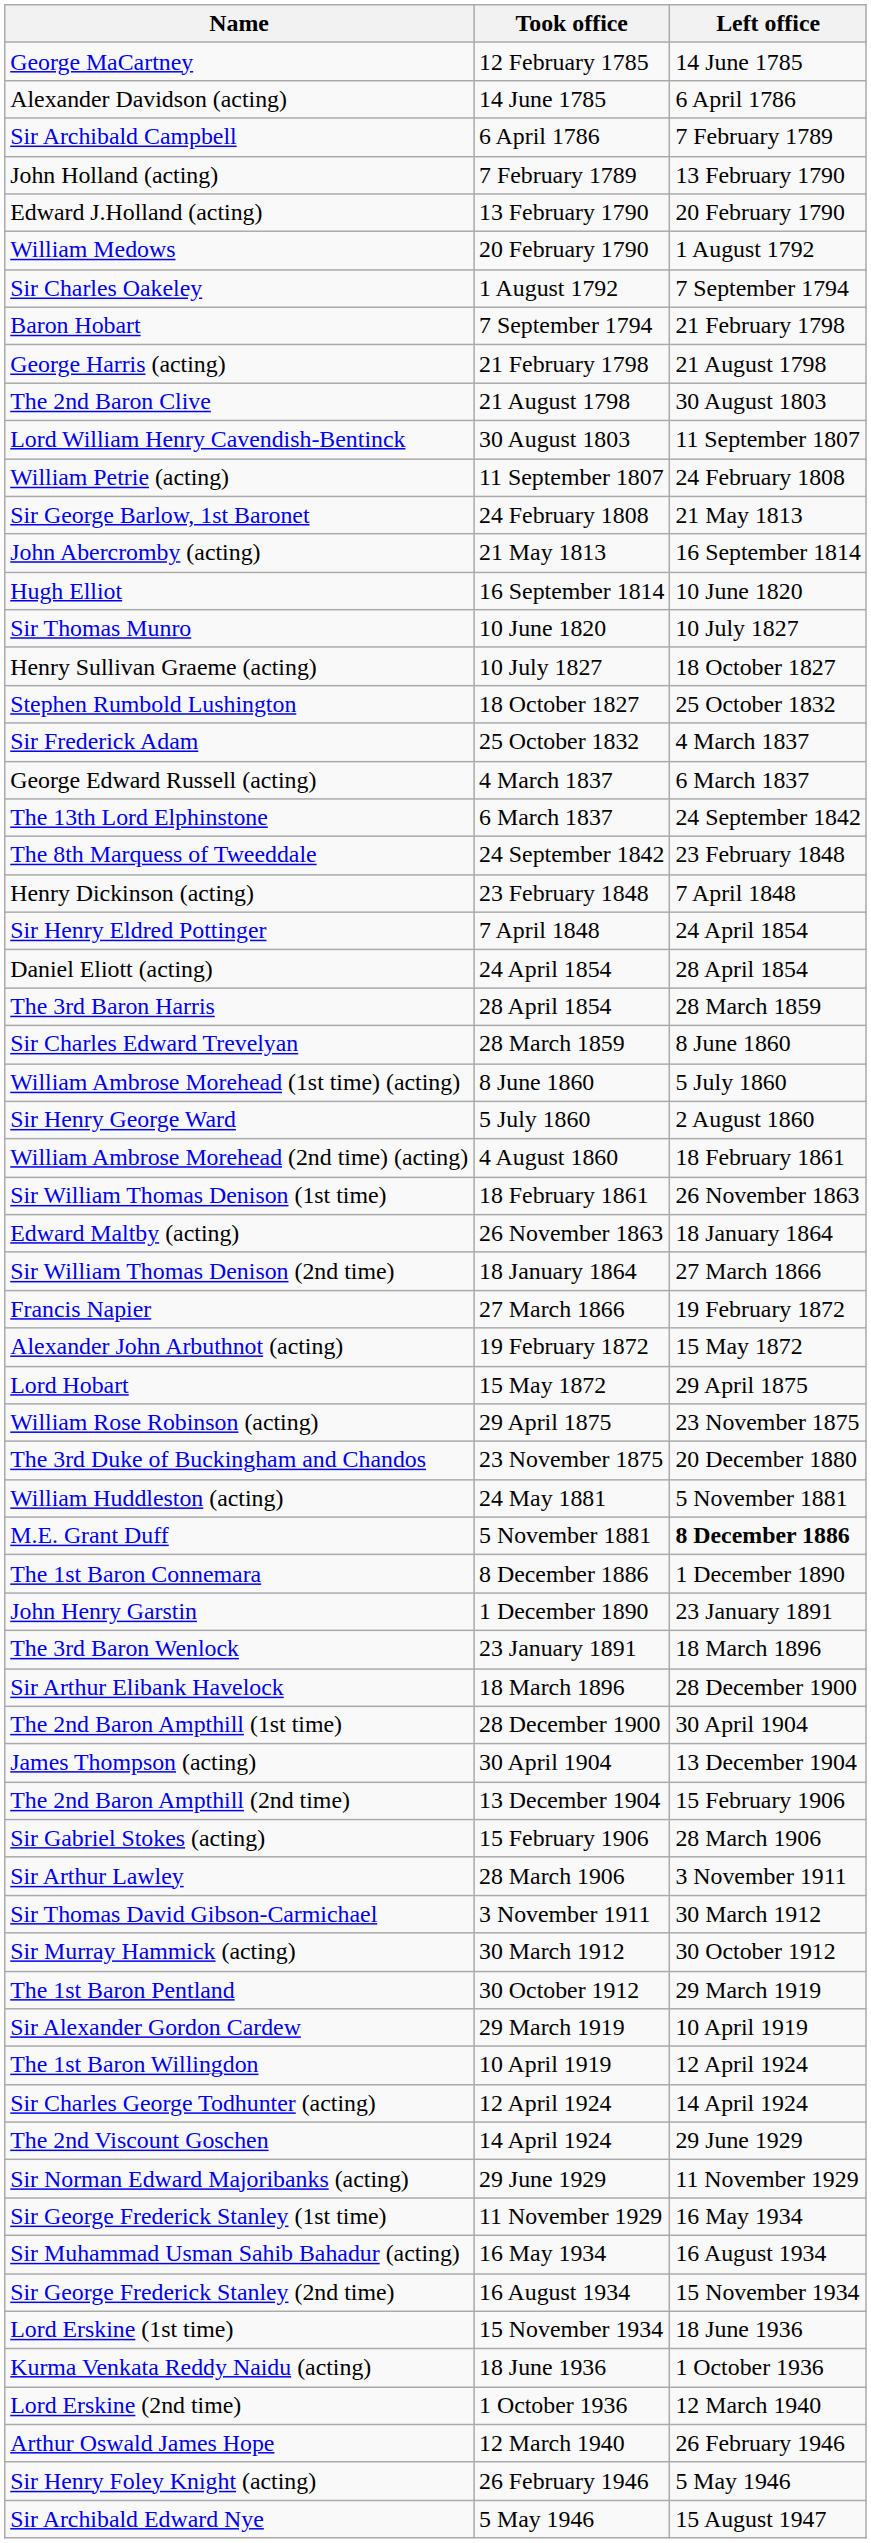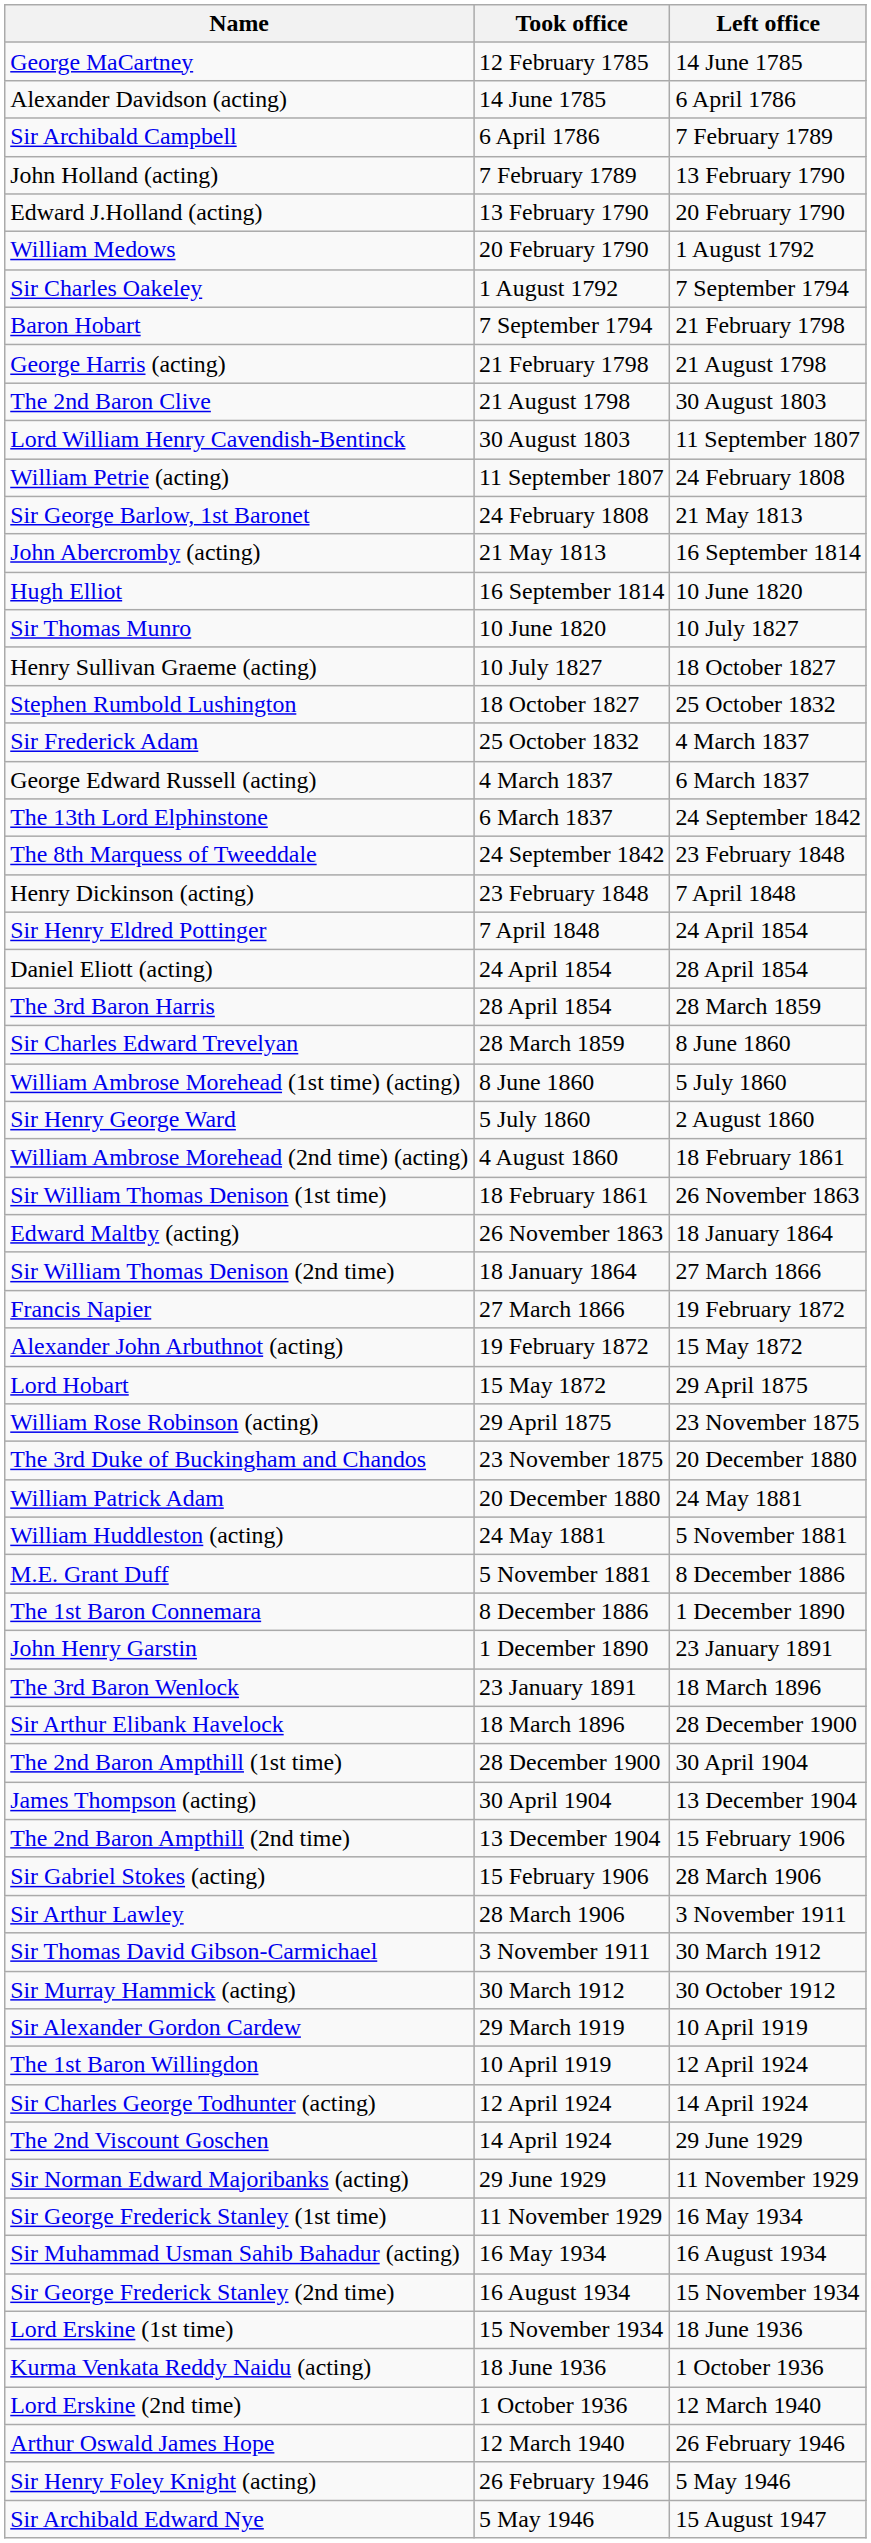+ row: (117, 1497)
(763, 1535) bold -> (760, 1573) normal
- row: (122, 1989)
